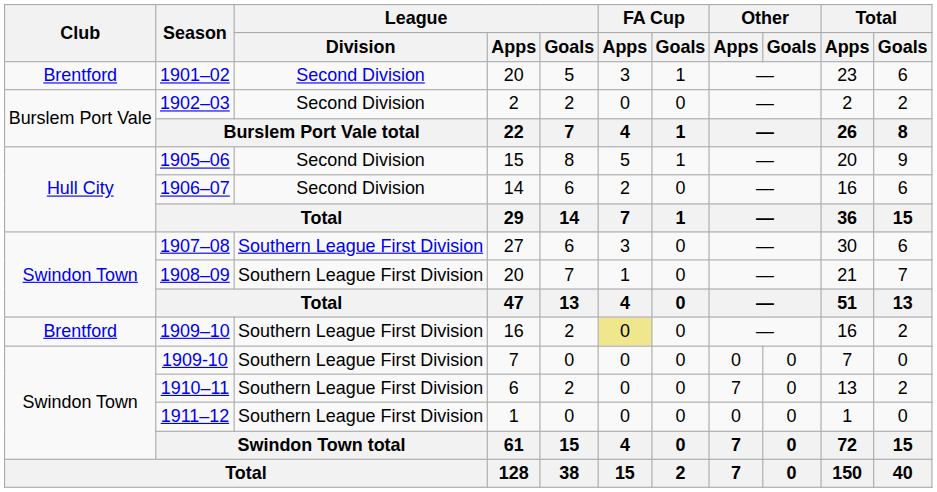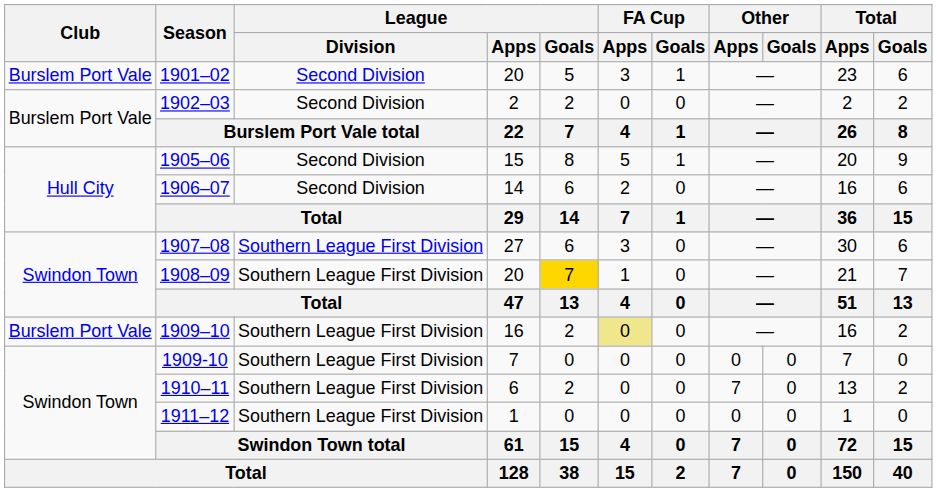(80, 75) Brentford -> (80, 75) Burslem Port Vale
(569, 274) no background -> (569, 274) gold background
(80, 331) Brentford -> (80, 331) Burslem Port Vale
